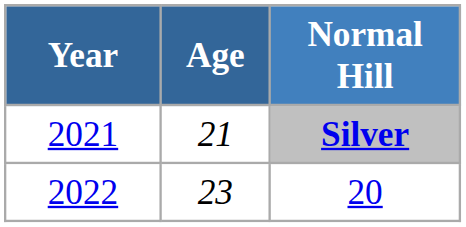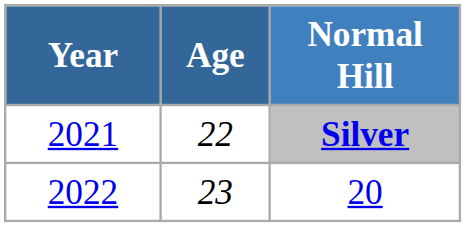(215, 133) 21 -> (215, 133) 22
